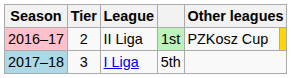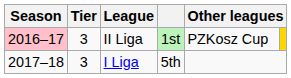(84, 39) 2 -> (84, 39) 3
(36, 62) lightblue background -> (36, 62) no background
